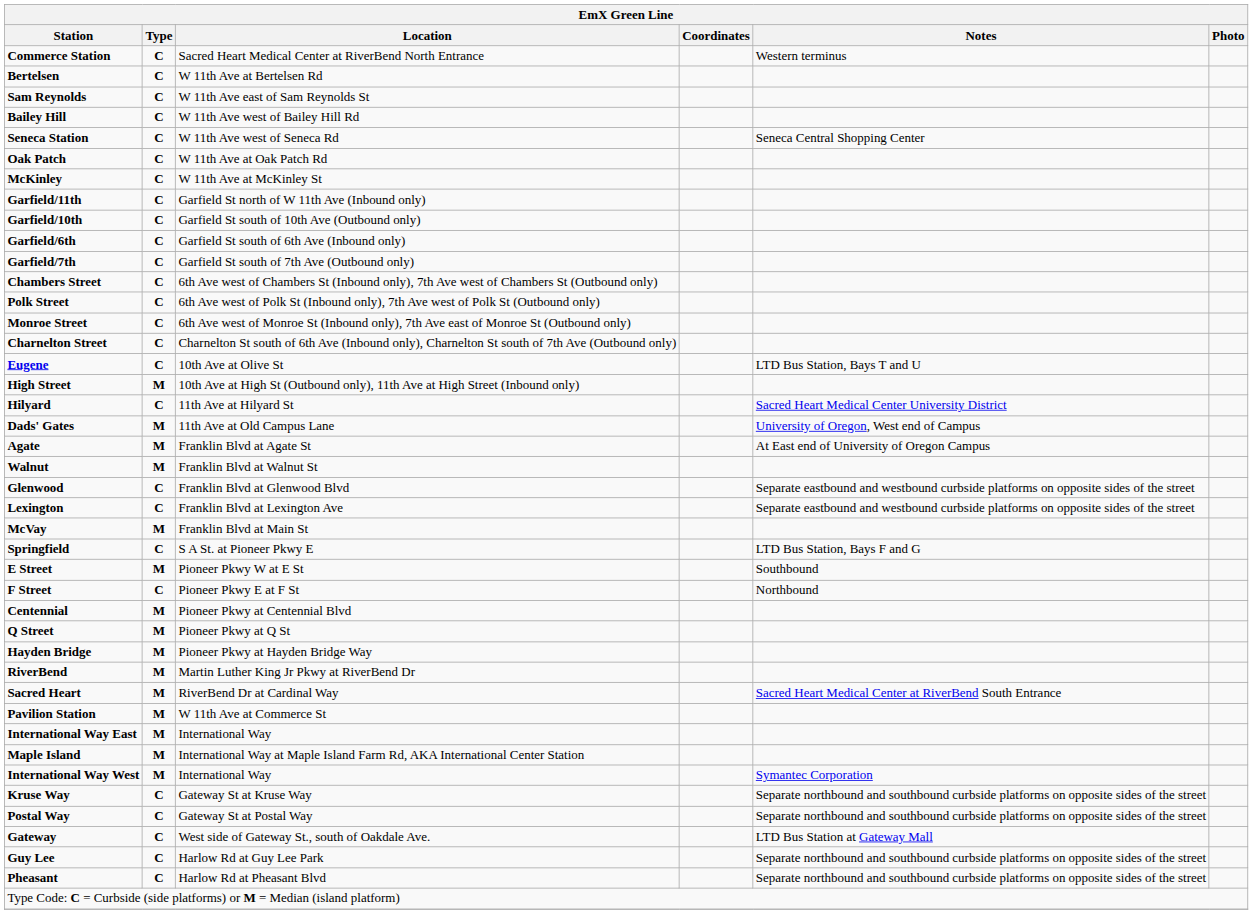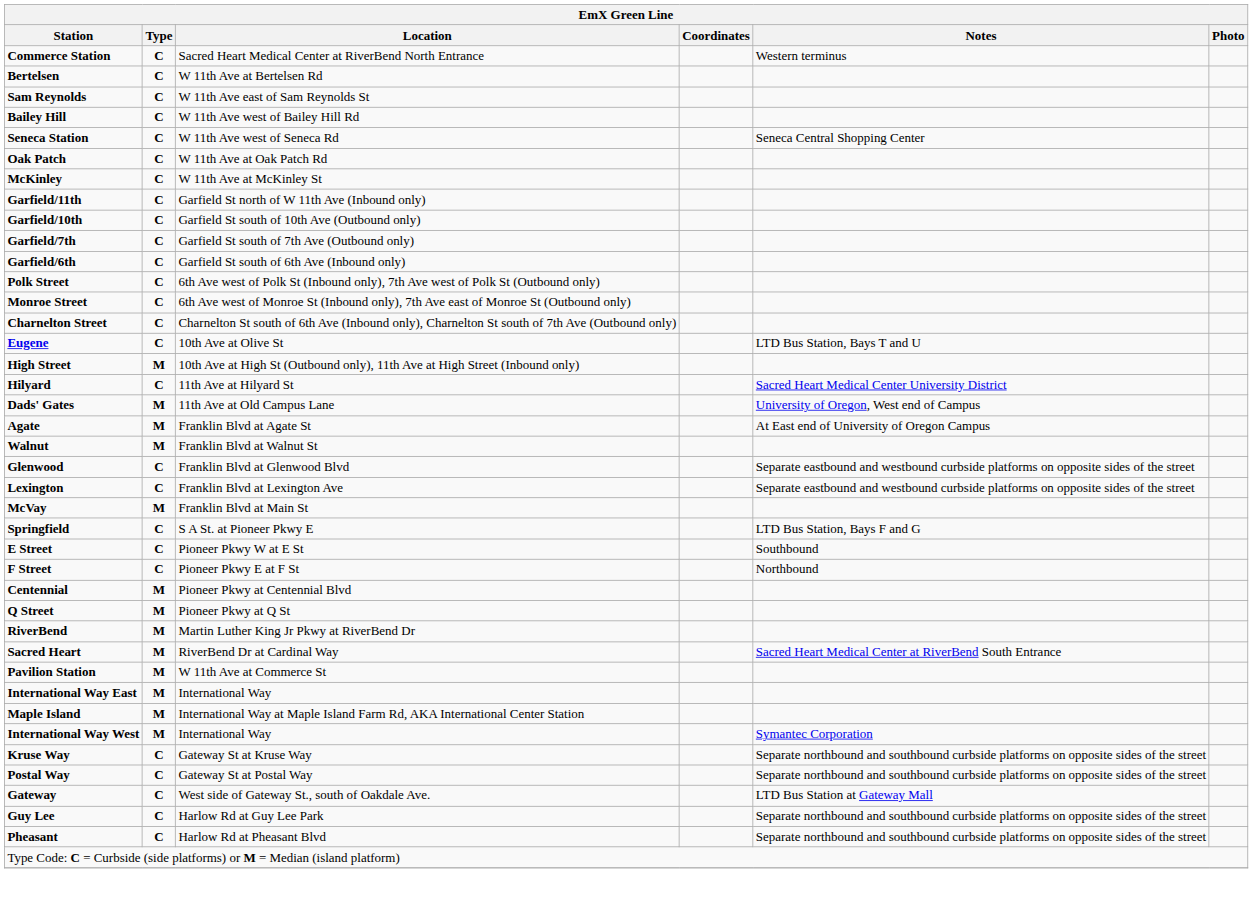rows swapped: (42, 261) <-> (42, 240)
- row: (54, 281)
(159, 569) M -> (159, 549) C
- row: (49, 651)
